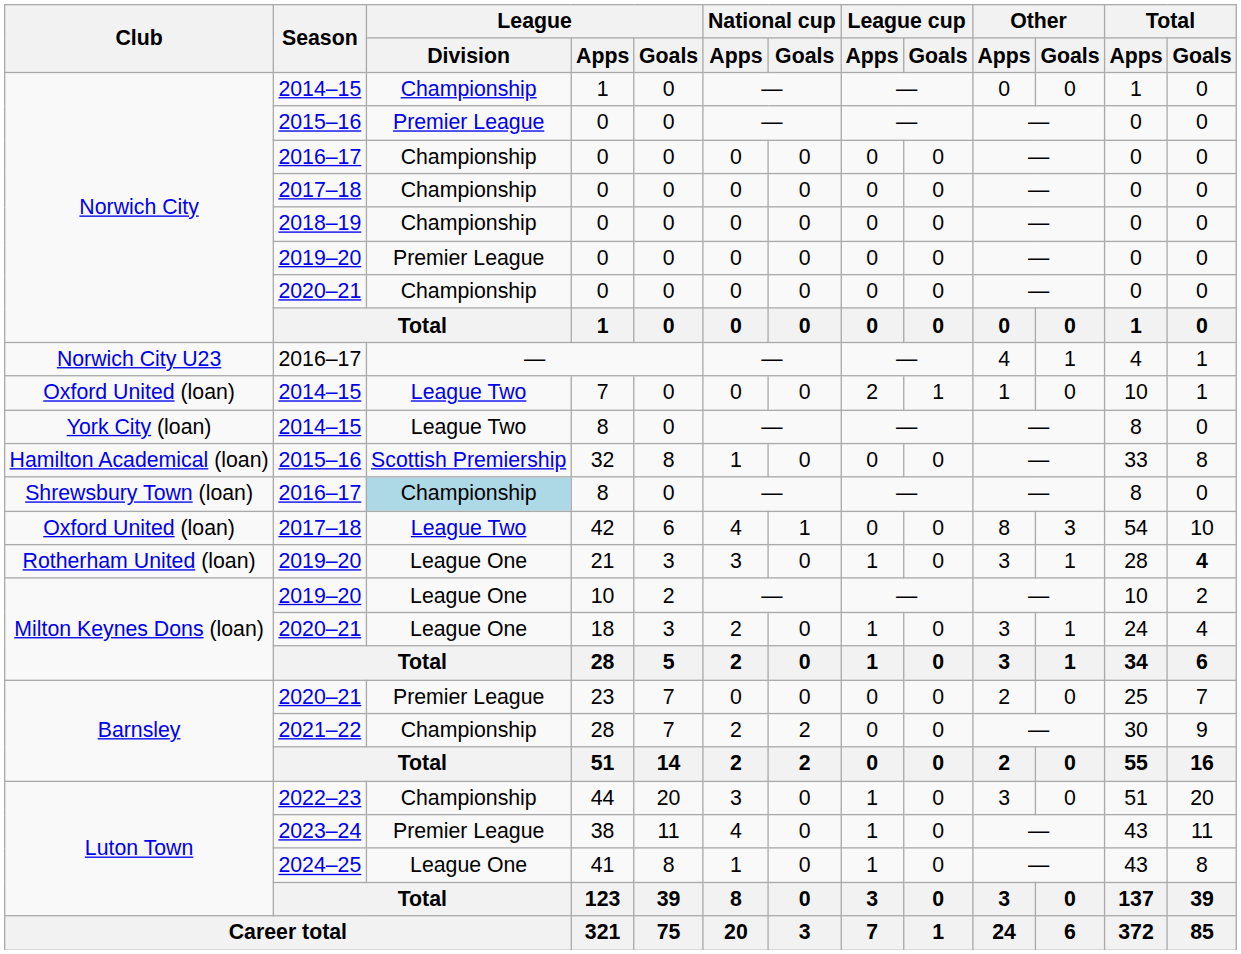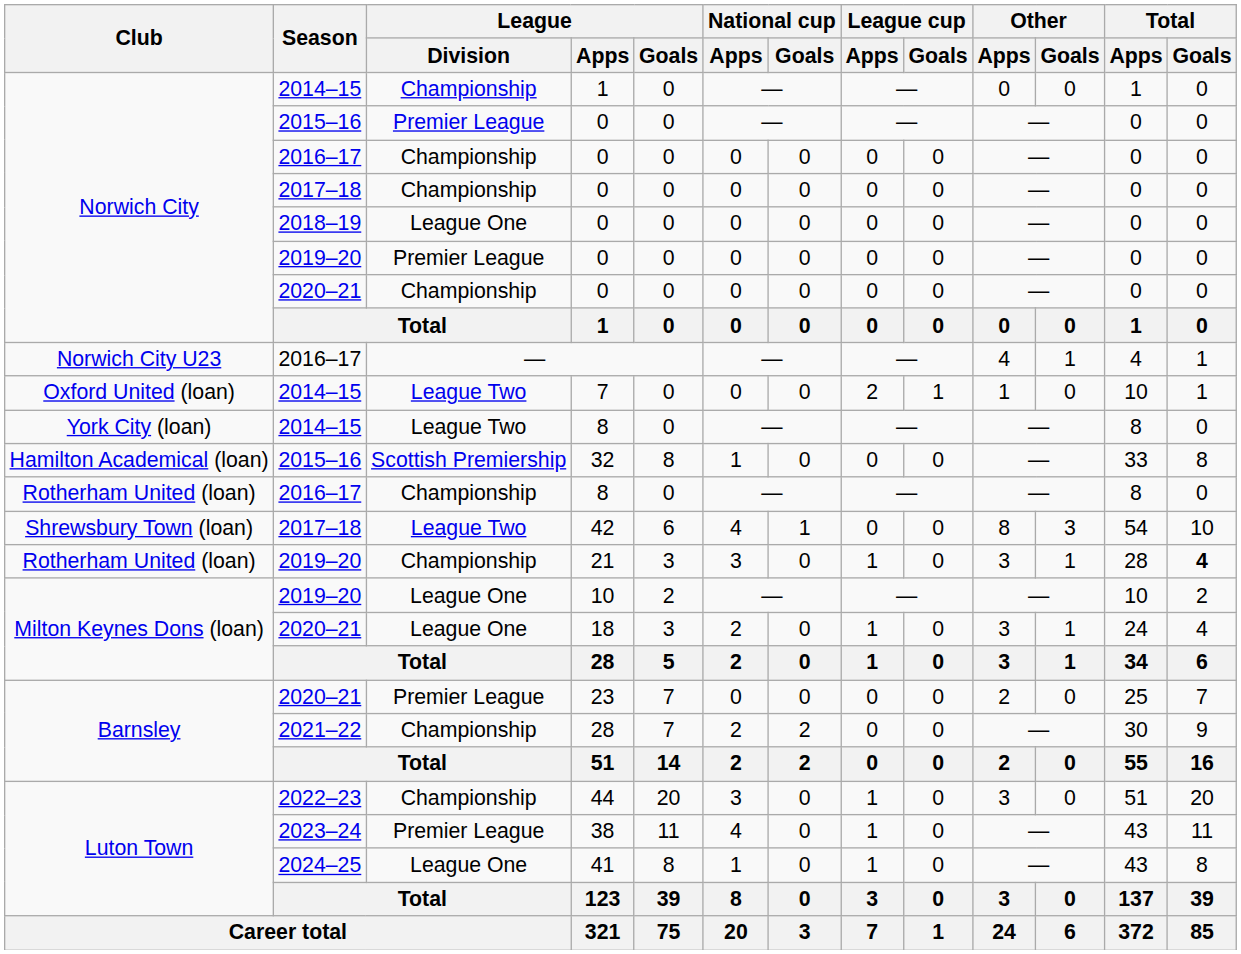(469, 223) Championship -> (469, 223) League One
(139, 493) Shrewsbury Town (loan) -> (139, 493) Rotherham United (loan)
(469, 493) lightblue background -> (469, 493) no background
(139, 527) Oxford United (loan) -> (139, 527) Shrewsbury Town (loan)
(469, 561) League One -> (469, 561) Championship
